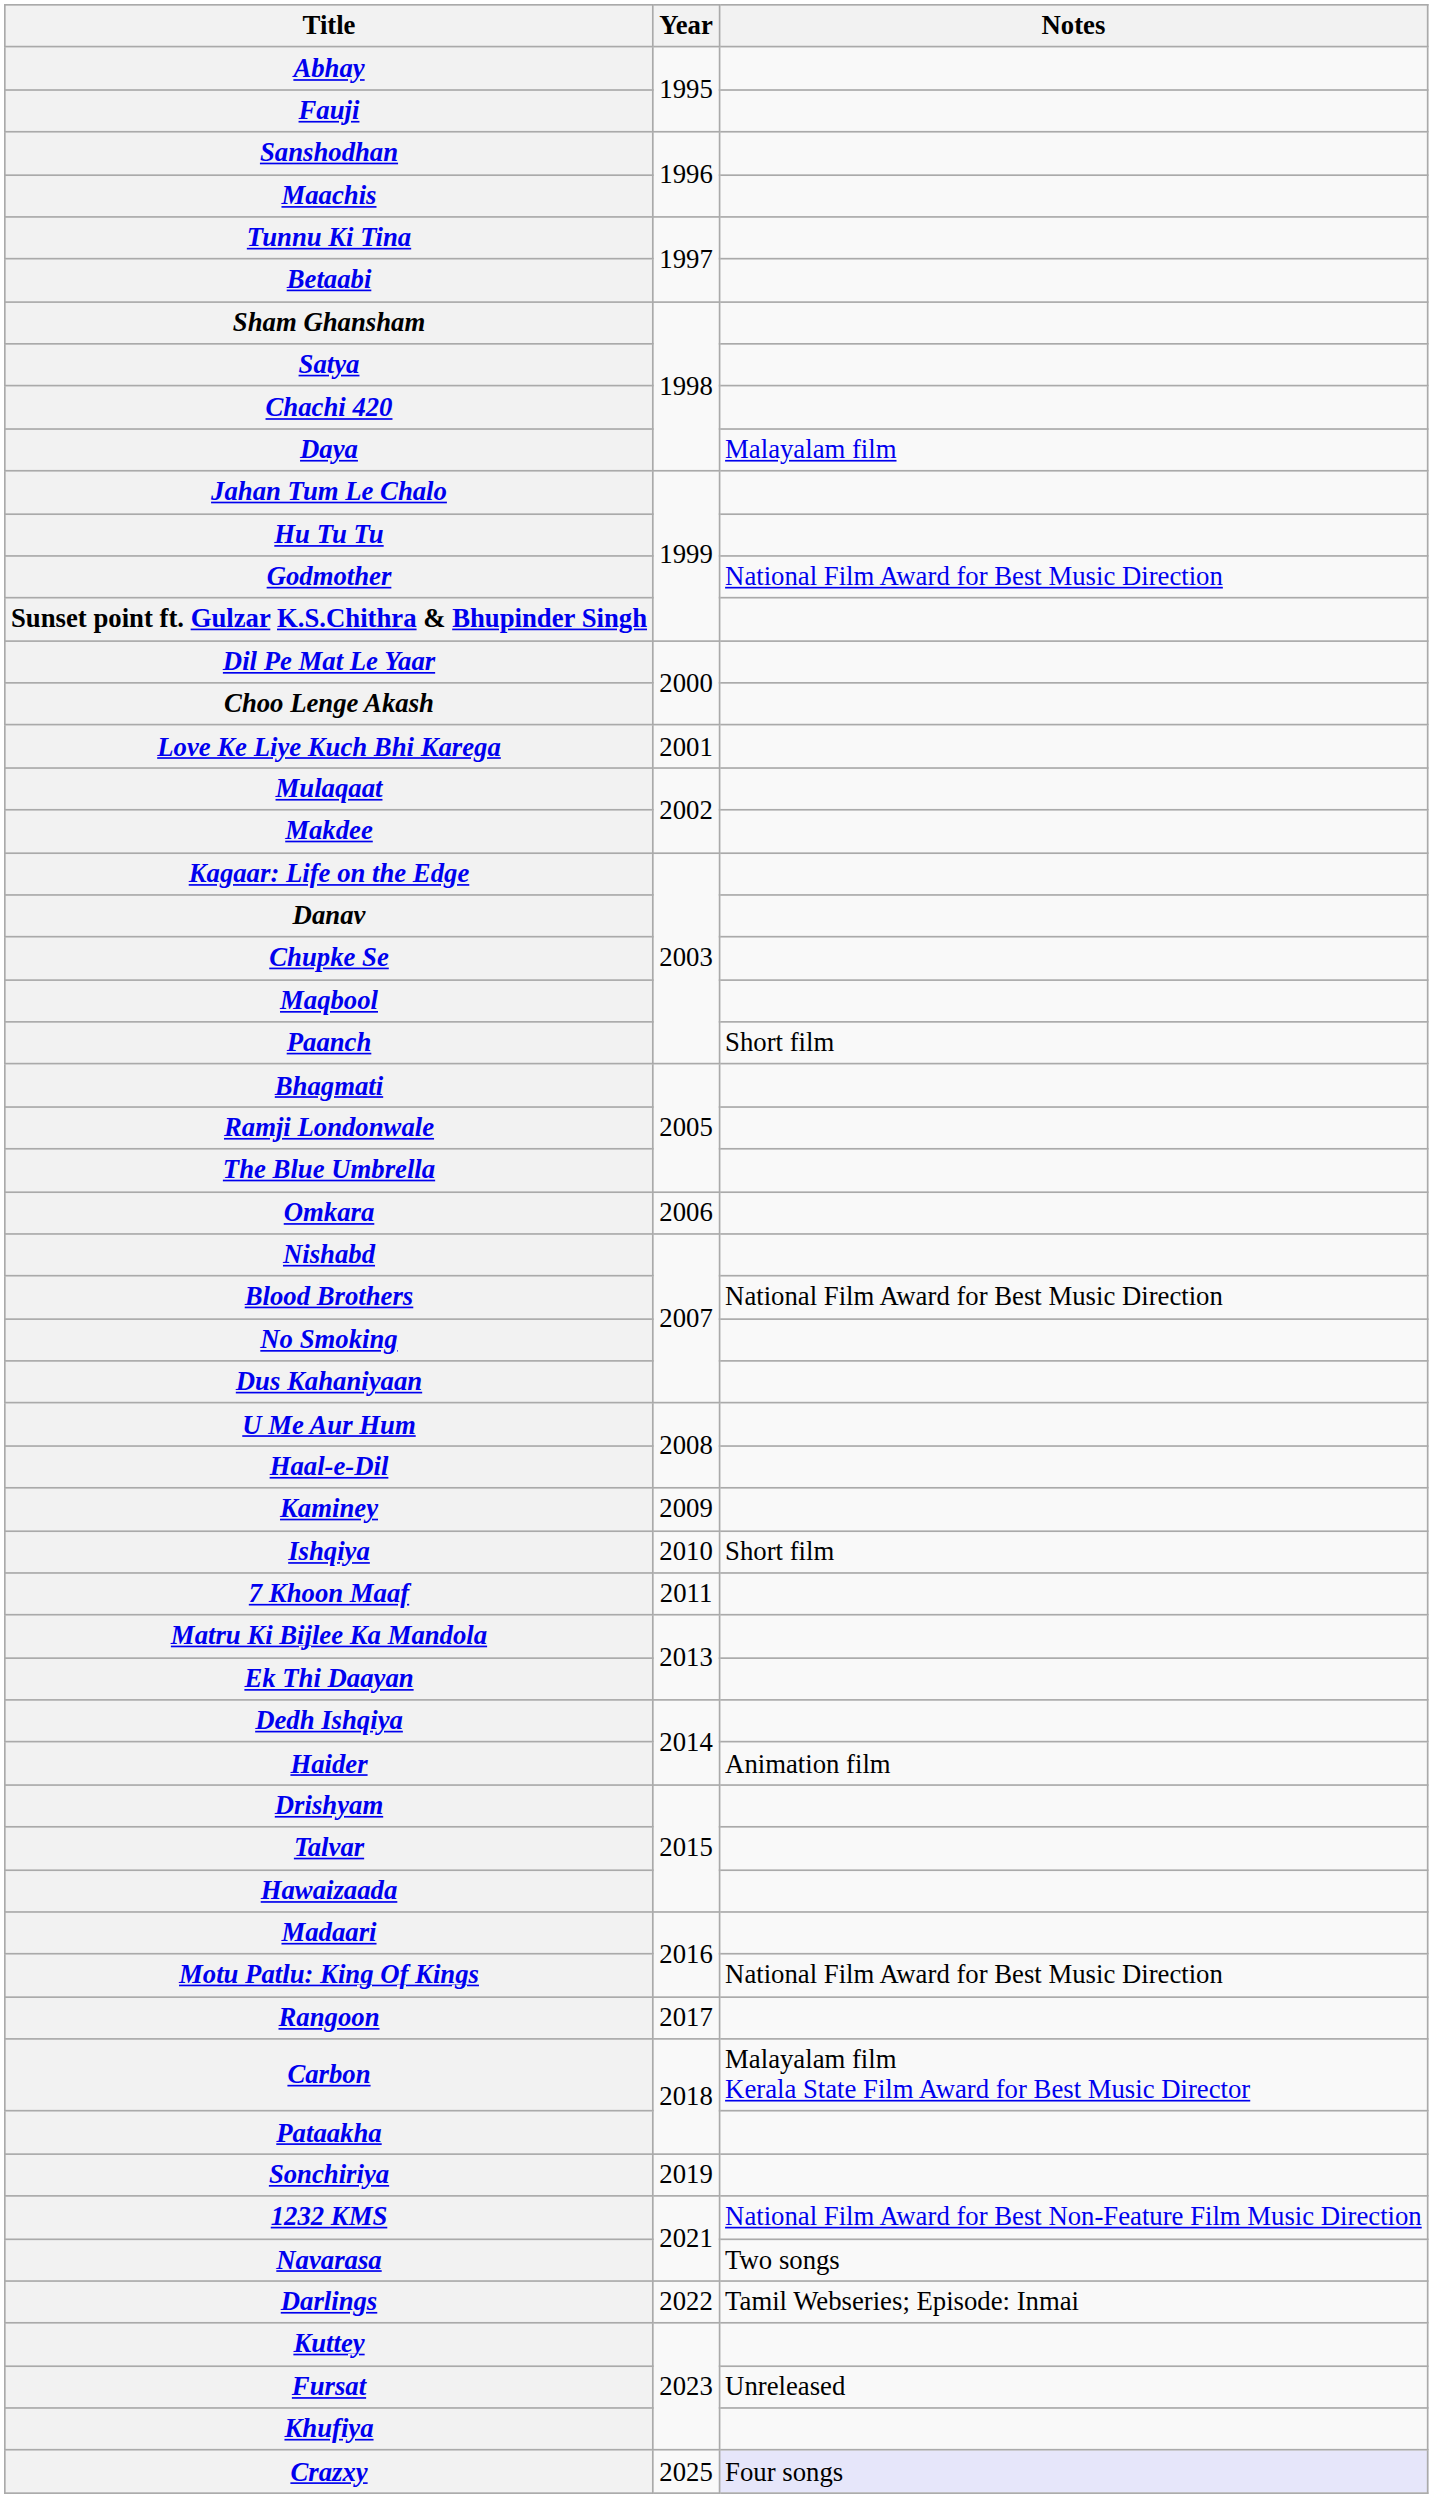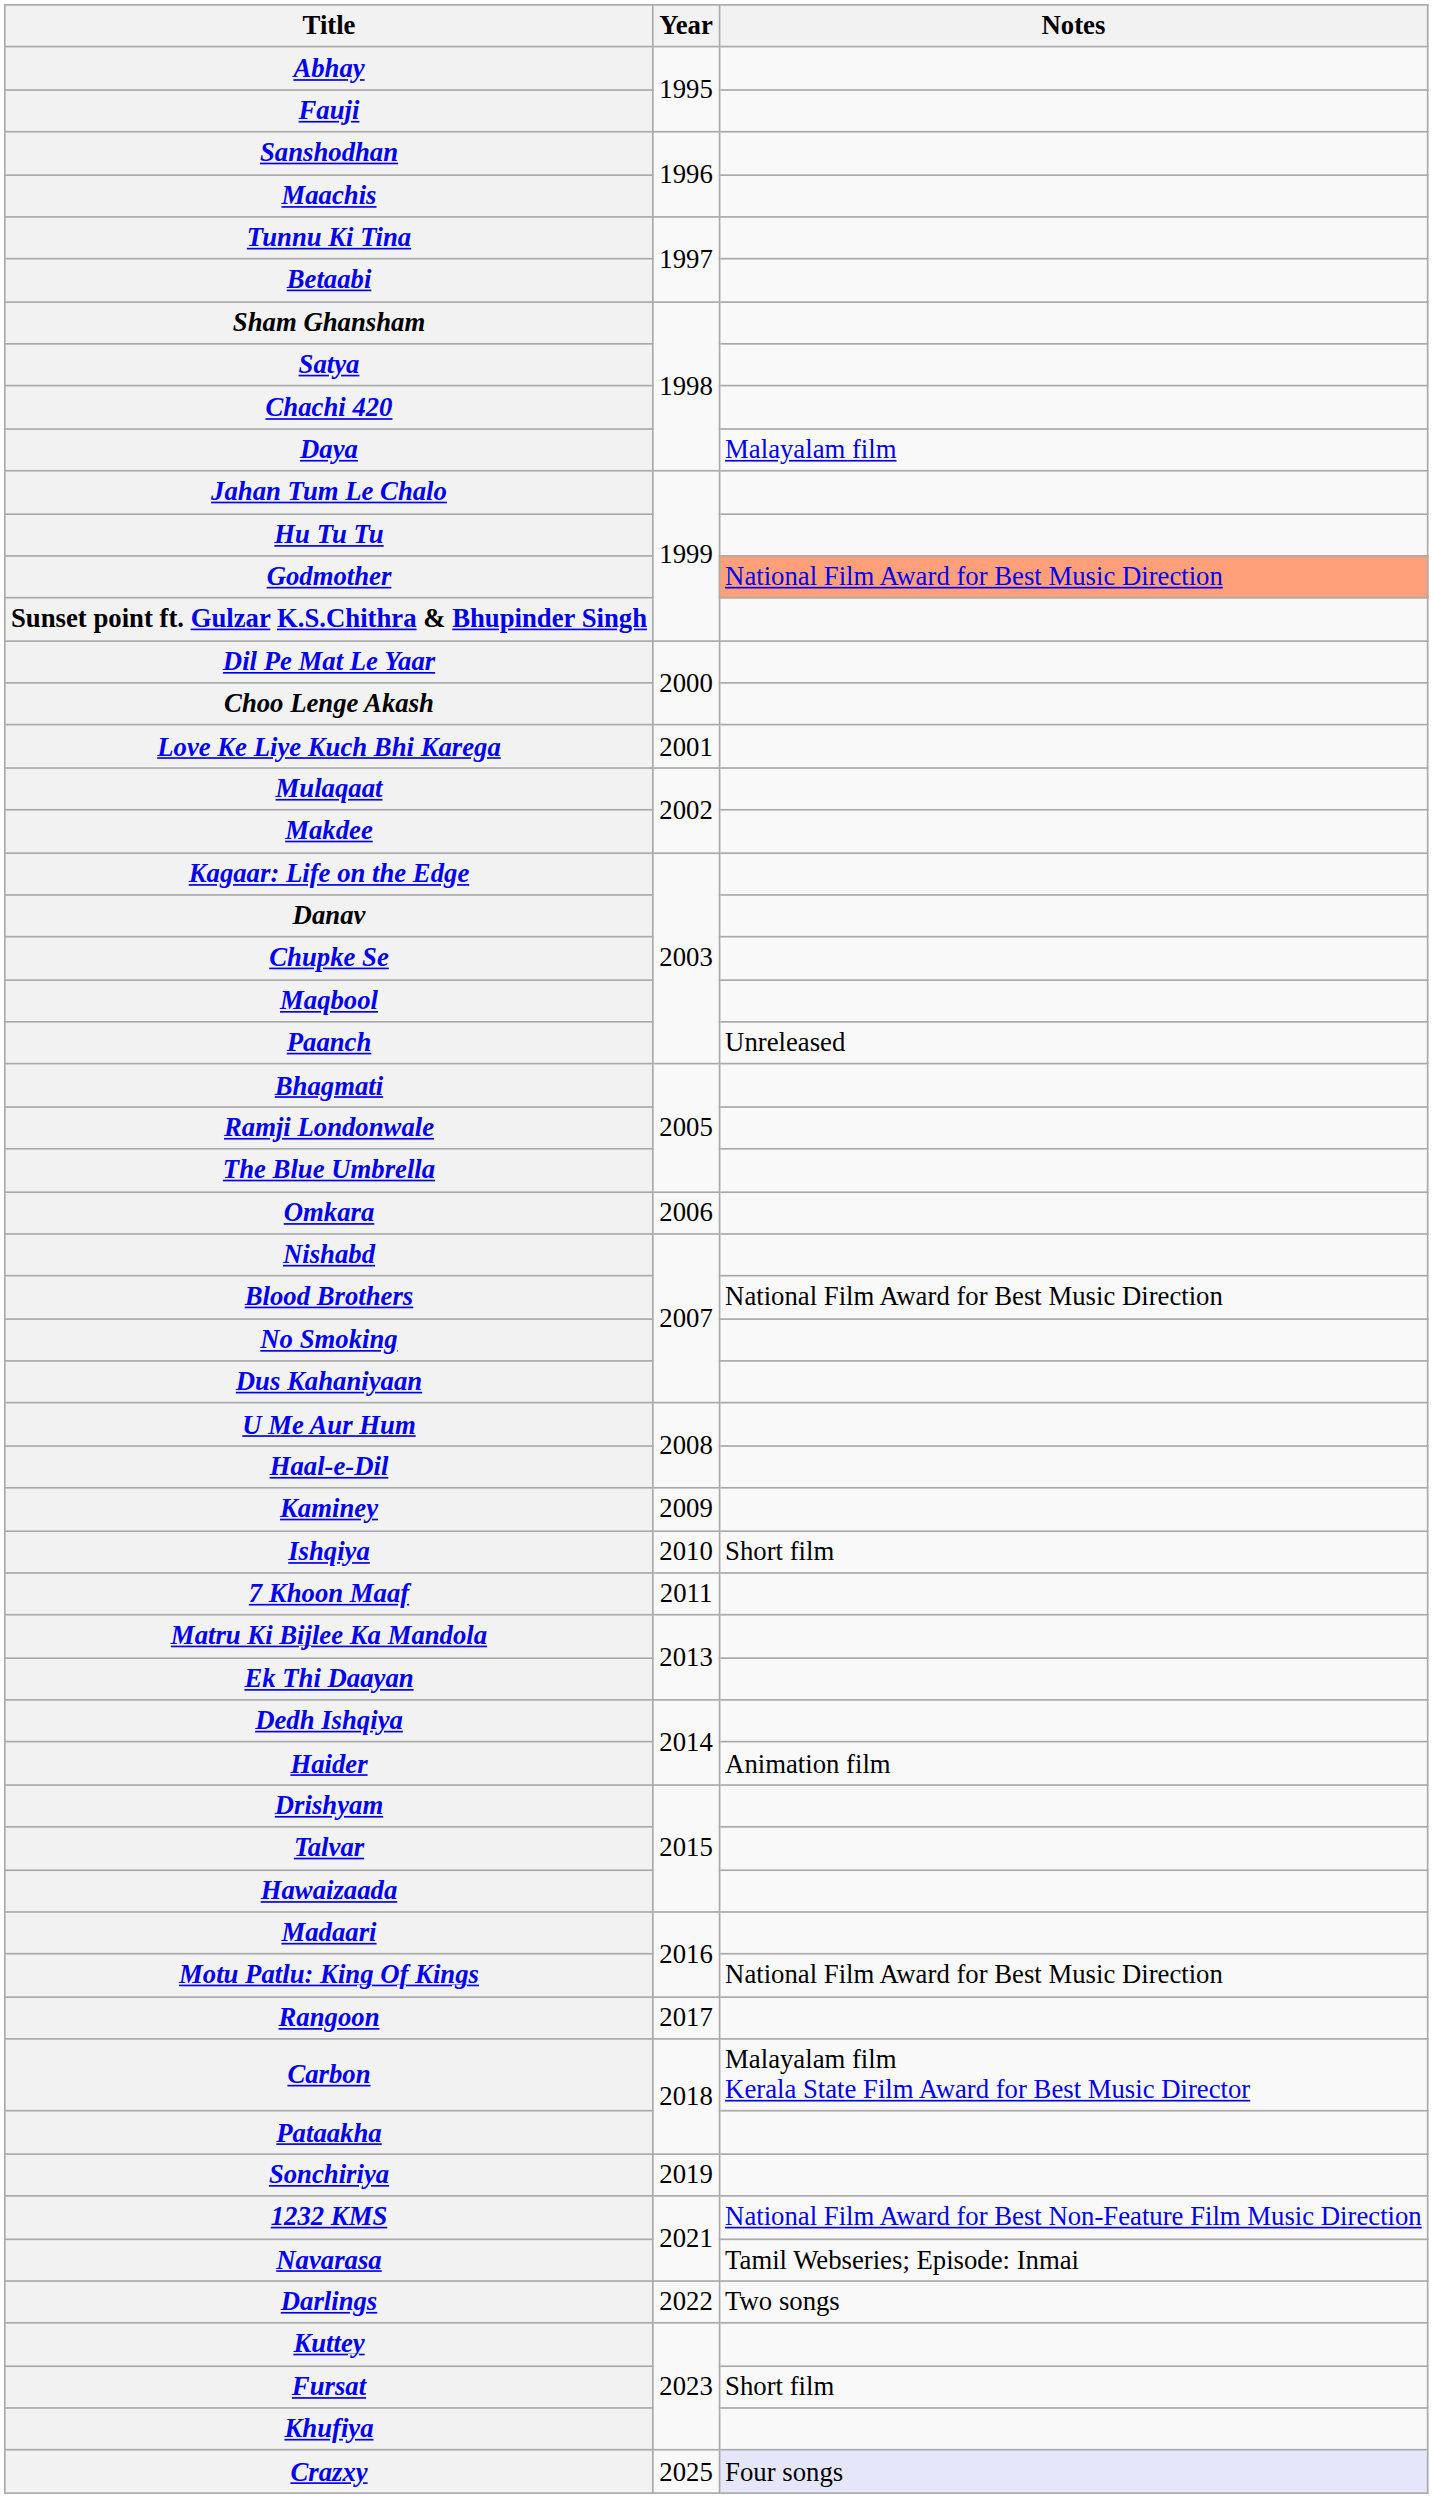(974, 576) no background -> (974, 576) lightsalmon background
(780, 1042) Short film -> (785, 1042) Unreleased
(782, 2259) Two songs -> (902, 2259) Tamil Webseries; Episode: Inmai
(902, 2301) Tamil Webseries; Episode: Inmai -> (782, 2301) Two songs
(785, 2386) Unreleased -> (780, 2386) Short film
